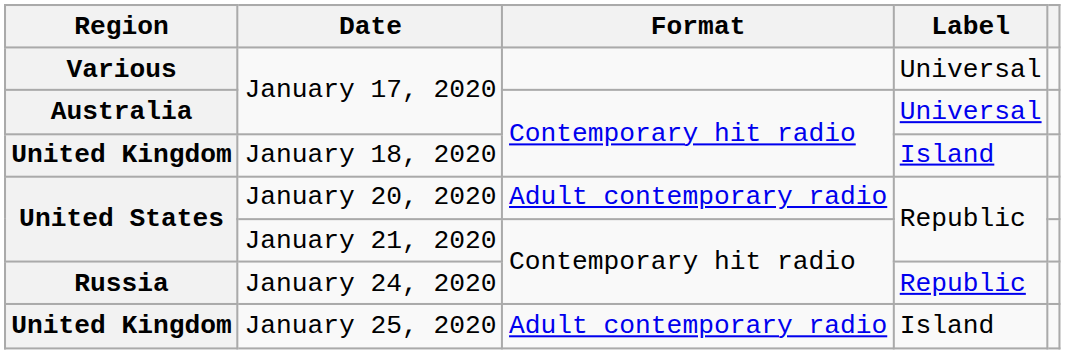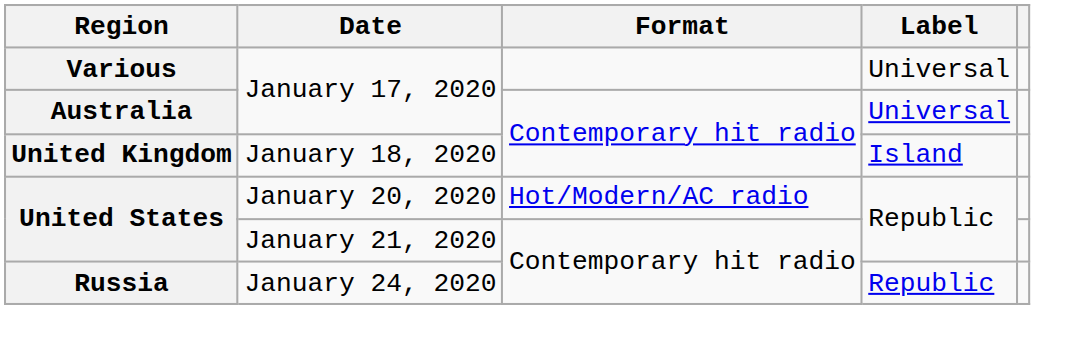(698, 198) Adult contemporary radio -> (659, 198) Hot/Modern/AC radio
- row: (122, 326)
